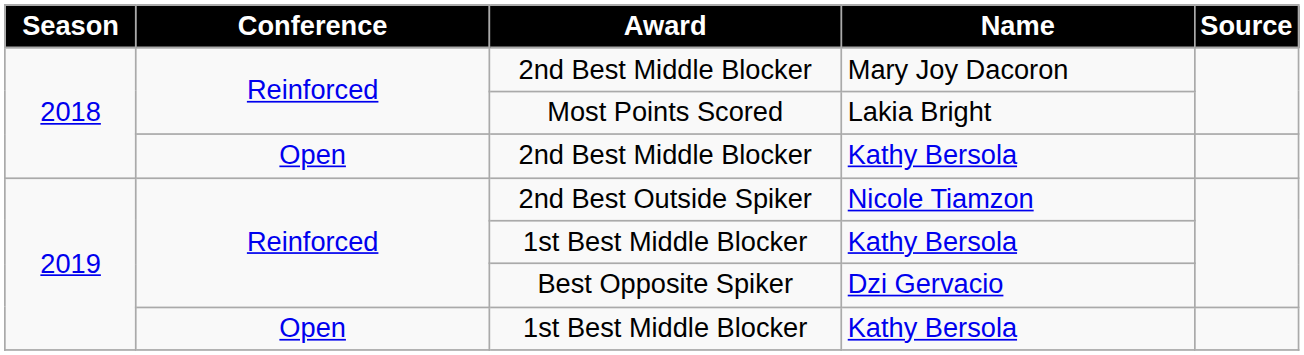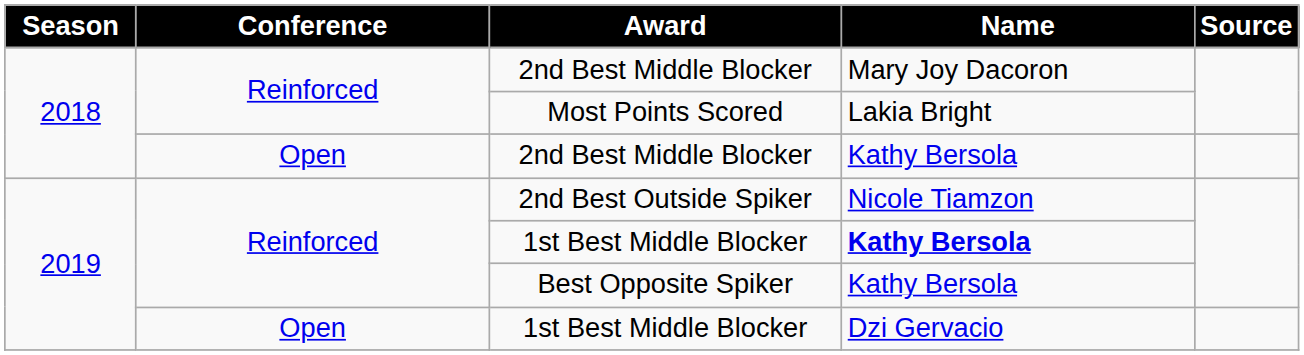(932, 241) normal -> (939, 241) bold
(926, 284) Dzi Gervacio -> (932, 284) Kathy Bersola
(932, 328) Kathy Bersola -> (926, 328) Dzi Gervacio
